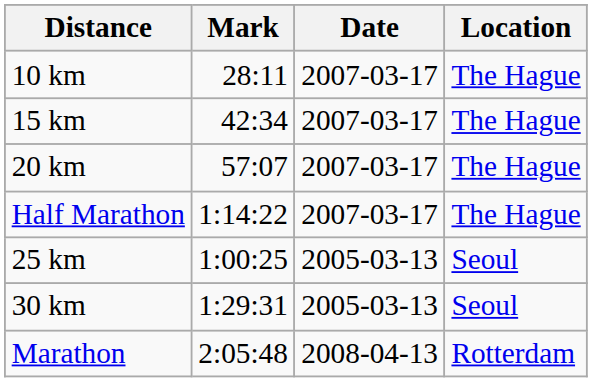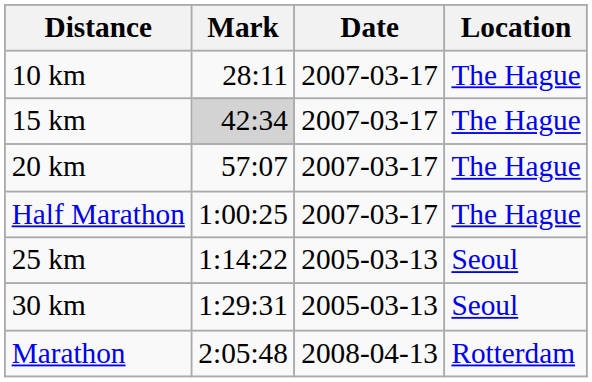(254, 120) no background -> (254, 120) lightgrey background
(243, 213) 1:14:22 -> (243, 213) 1:00:25
(243, 259) 1:00:25 -> (243, 259) 1:14:22
